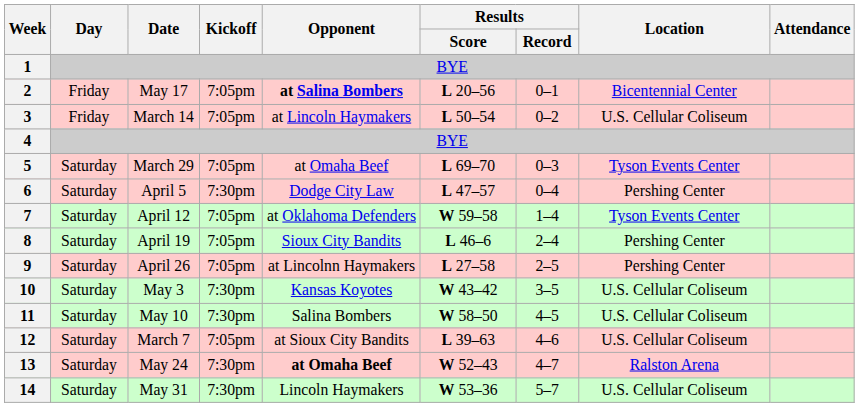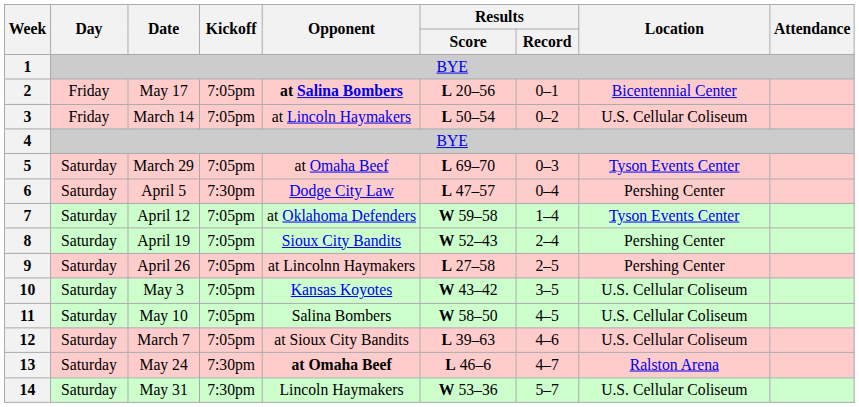(468, 240) L 46–6 -> (468, 240) W 52–43
(231, 290) 7:30pm -> (231, 290) 7:05pm
(231, 315) 7:30pm -> (231, 315) 7:05pm
(468, 365) W 52–43 -> (468, 365) L 46–6
